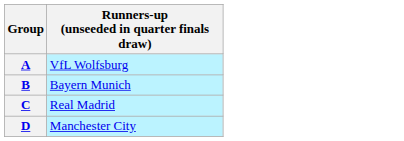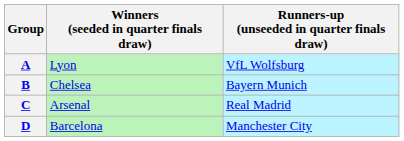+ column: (135, 29)
